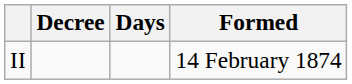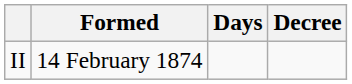columns swapped: (259, 23) <-> (71, 23)
